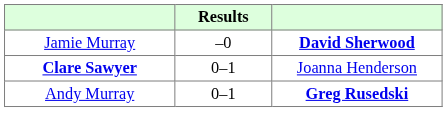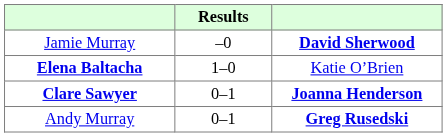+ row: (90, 68)
(357, 68) normal -> (357, 93) bold
